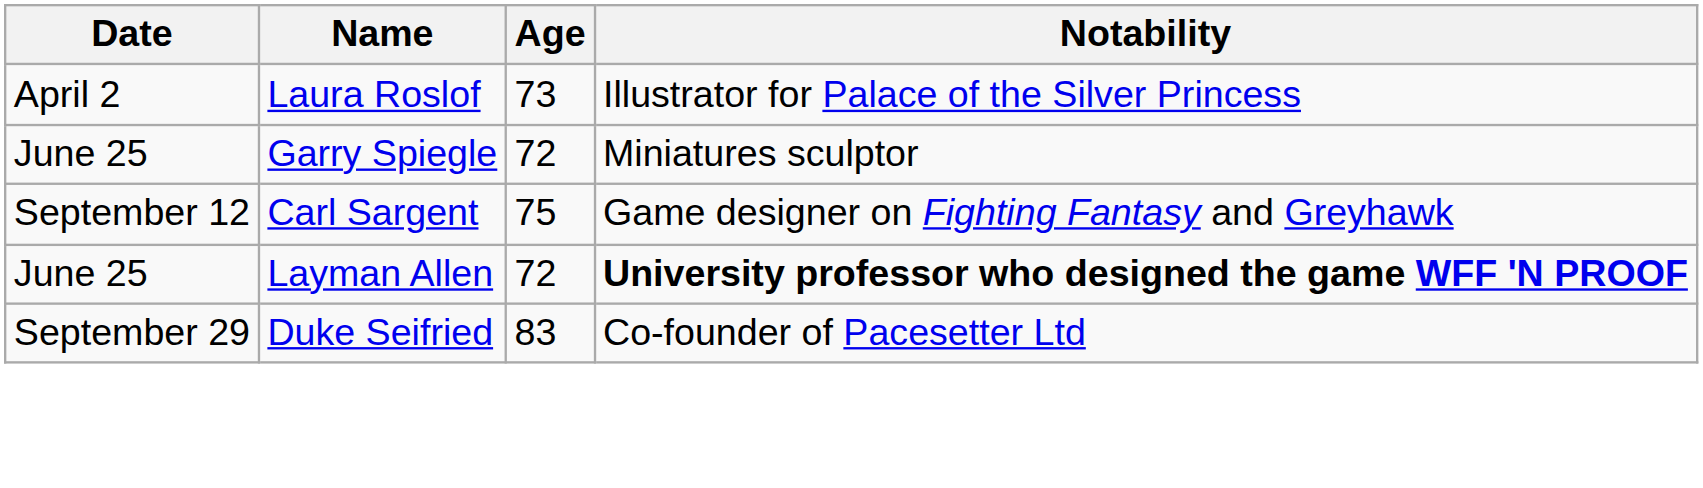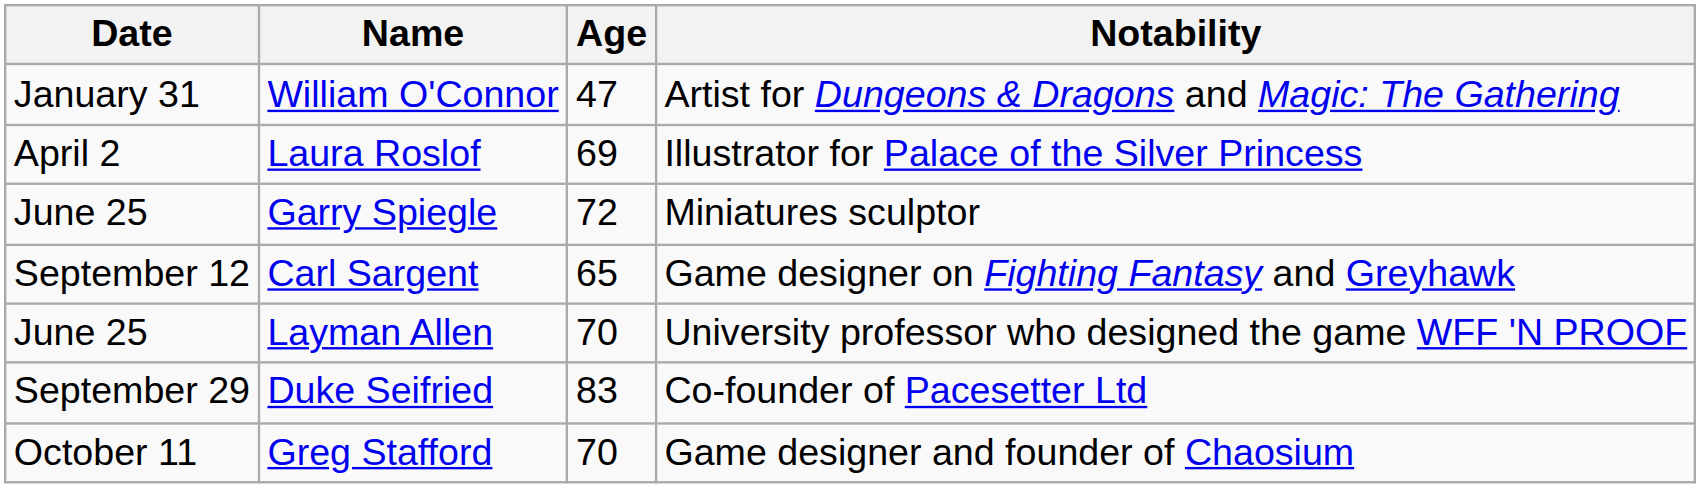+ row: (413, 93)
(536, 93) 73 -> (597, 153) 69
(536, 213) 75 -> (597, 272) 65
(536, 272) 72 -> (597, 332) 70
(1145, 272) bold -> (1176, 332) normal
+ row: (380, 451)
